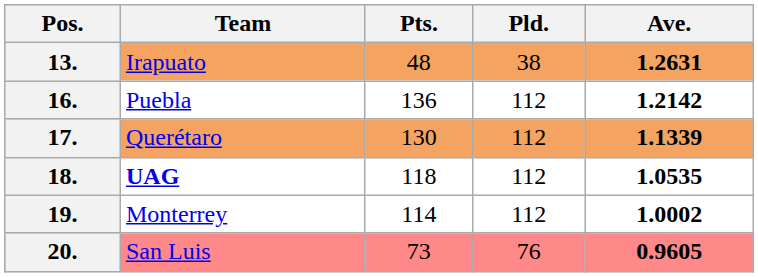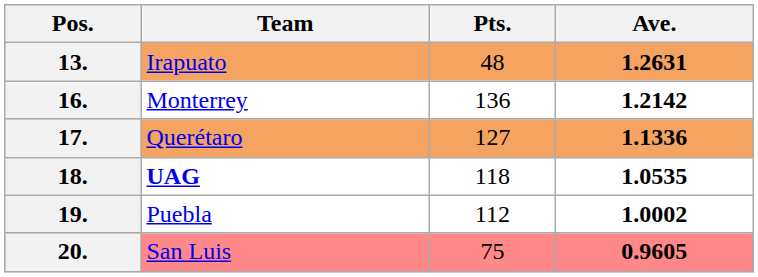- column: (529, 23)
(159, 99) Puebla -> (197, 99) Monterrey
(419, 137) 130 -> (492, 137) 127
(669, 137) 1.1339 -> (654, 137) 1.1336
(177, 213) Monterrey -> (179, 213) Puebla
(419, 213) 114 -> (492, 213) 112
(419, 251) 73 -> (492, 251) 75
